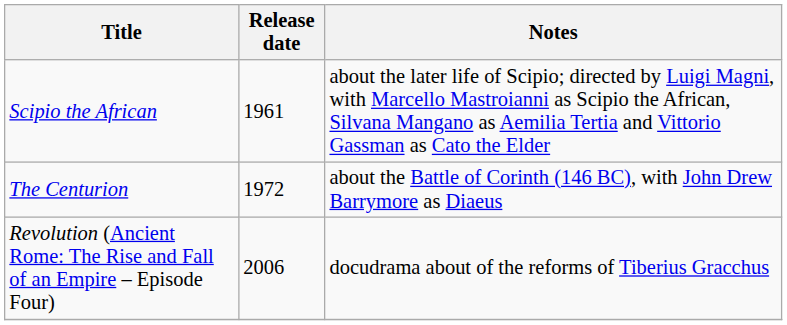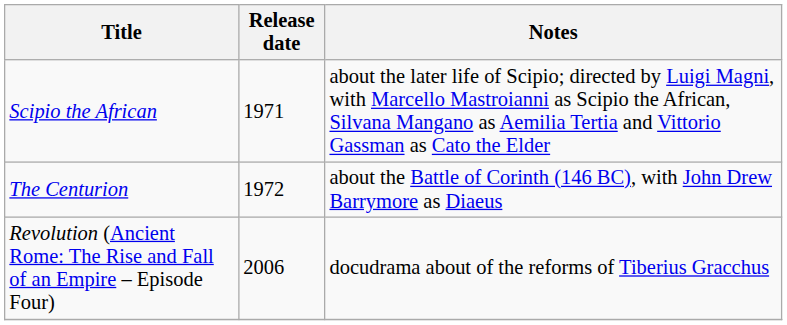(264, 110) 1961 -> (264, 110) 1971
